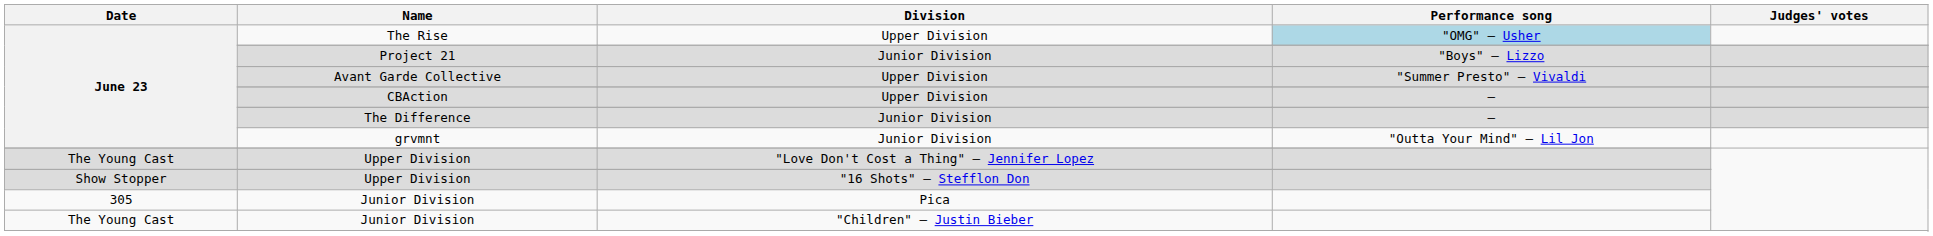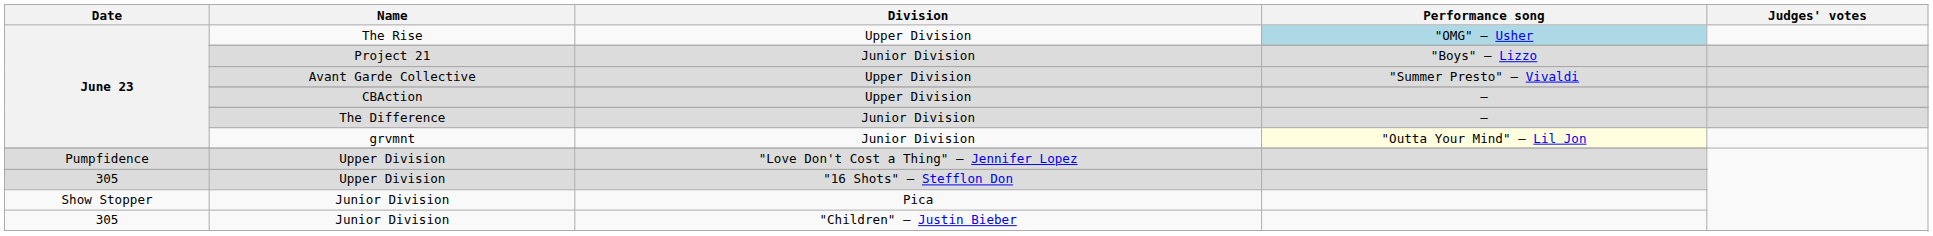(1491, 138) no background -> (1484, 138) lightyellow background
(121, 159) The Young Cast -> (107, 159) Pumpfidence
(121, 179) Show Stopper -> (107, 179) 305
(121, 200) 305 -> (107, 200) Show Stopper
(121, 220) The Young Cast -> (107, 220) 305
